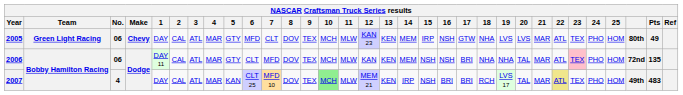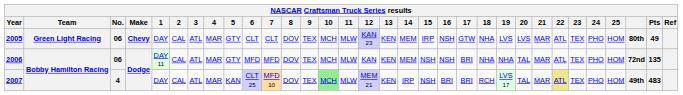(252, 39) MFD -> (252, 39) CLT
(252, 59) CLT -> (252, 59) MFD
(577, 59) pink background -> (577, 59) no background
